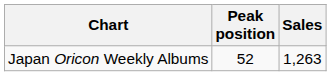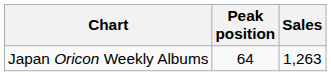(245, 58) 52 -> (245, 58) 64
